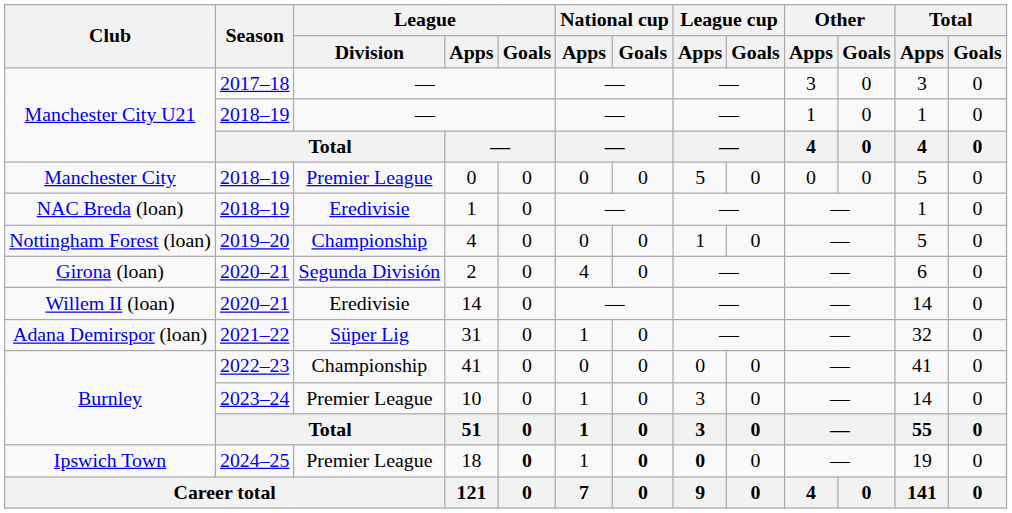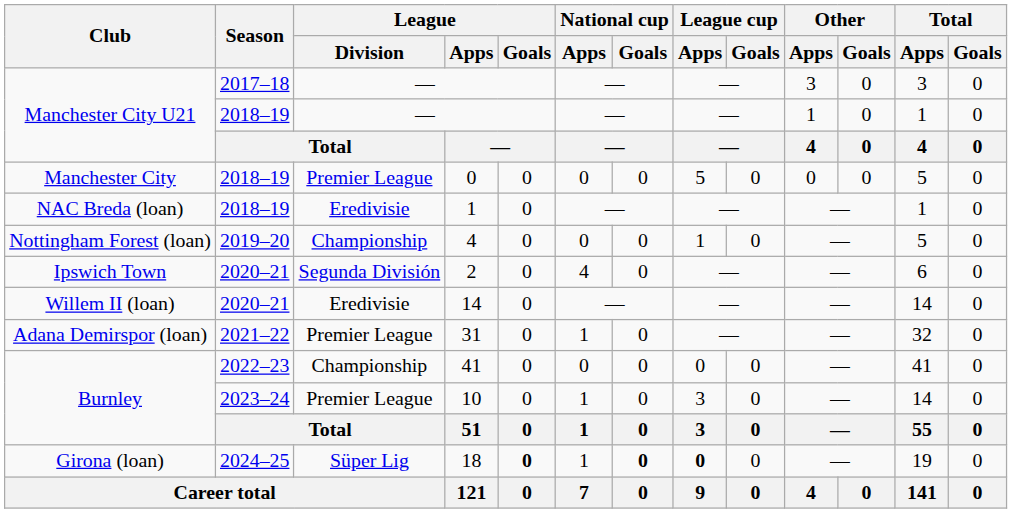(110, 271) Girona (loan) -> (110, 271) Ipswich Town
(369, 334) Süper Lig -> (369, 334) Premier League
(110, 460) Ipswich Town -> (110, 460) Girona (loan)
(369, 460) Premier League -> (369, 460) Süper Lig
